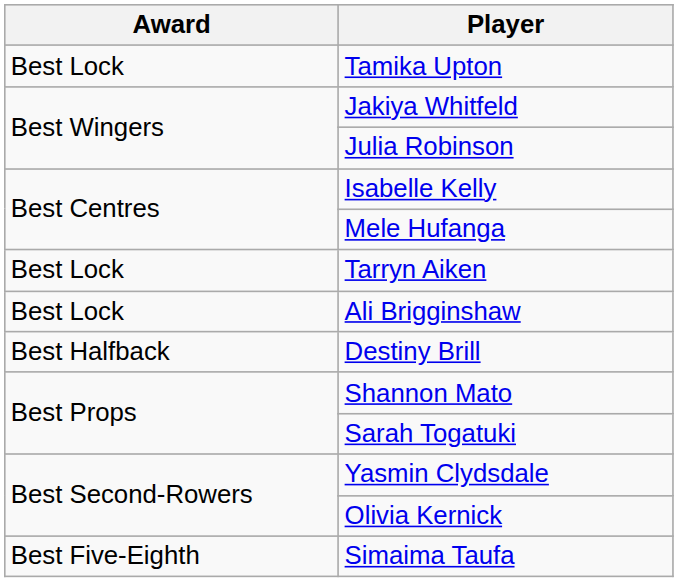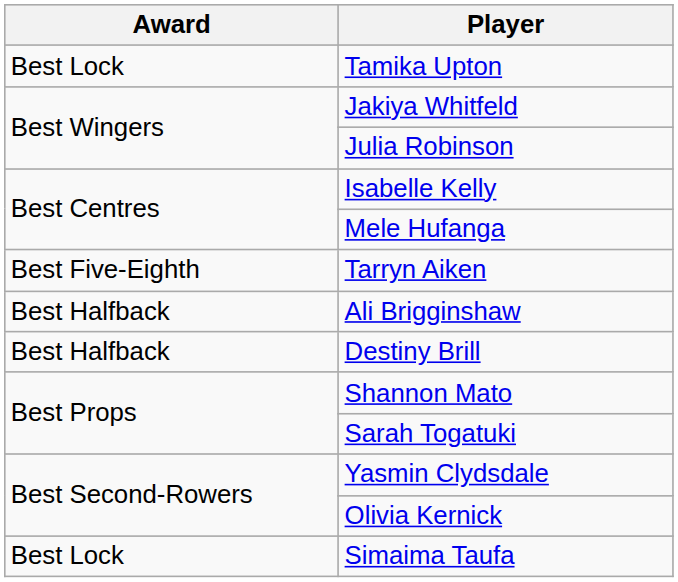(67, 270) Best Lock -> (105, 270) Best Five-Eighth
(67, 310) Best Lock -> (90, 310) Best Halfback
(105, 556) Best Five-Eighth -> (67, 556) Best Lock
